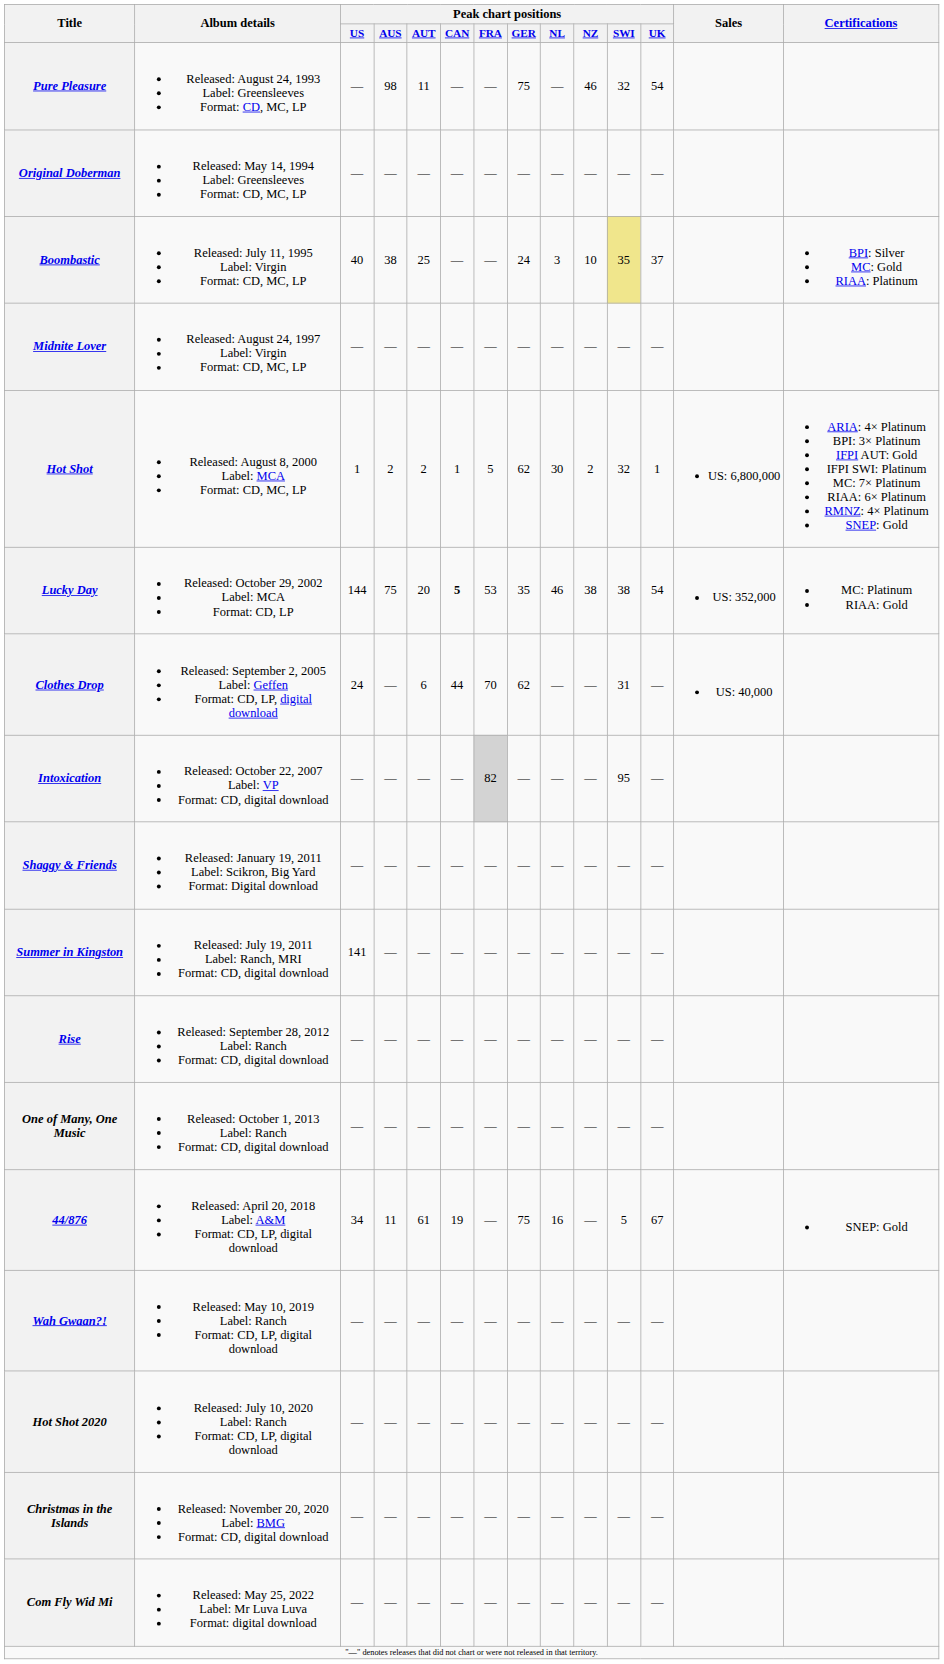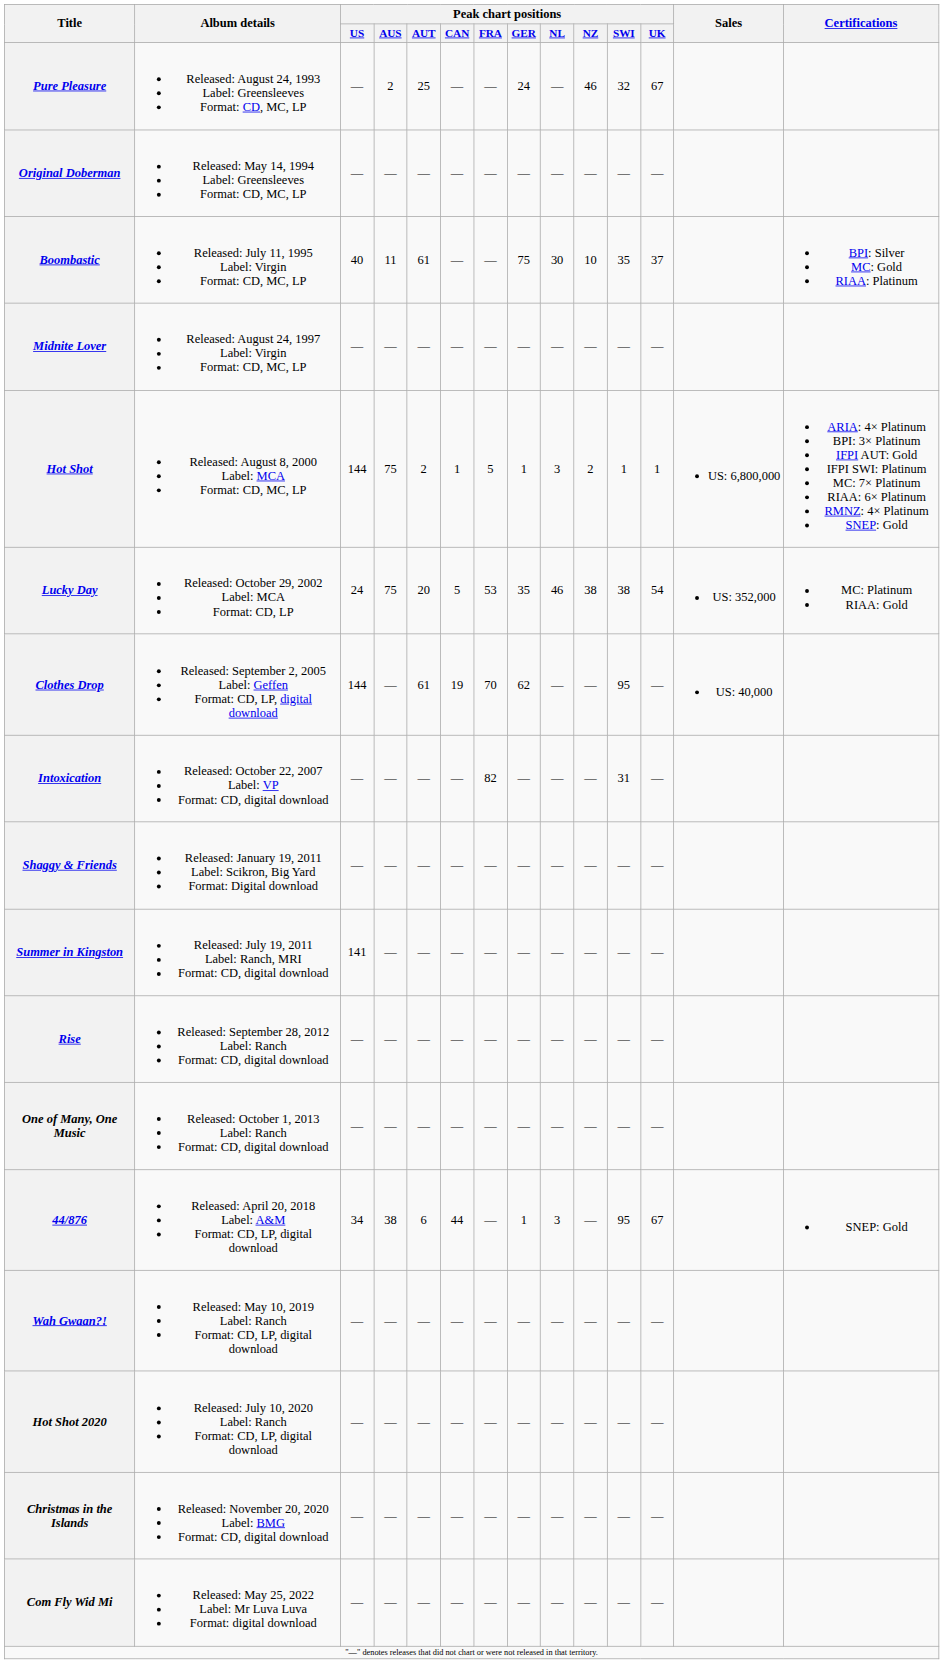(390, 86) 98 -> (390, 86) 2
(424, 86) 11 -> (424, 86) 25
(524, 86) 75 -> (524, 86) 24
(657, 86) 54 -> (657, 86) 67
(390, 259) 38 -> (390, 259) 11
(424, 259) 25 -> (424, 259) 61
(524, 259) 24 -> (524, 259) 75
(557, 259) 3 -> (557, 259) 30
(624, 259) khaki background -> (624, 259) no background
(357, 468) 1 -> (357, 468) 144
(390, 468) 2 -> (390, 468) 75
(524, 468) 62 -> (524, 468) 1
(557, 468) 30 -> (557, 468) 3
(624, 468) 32 -> (624, 468) 1
(357, 590) 144 -> (357, 590) 24
(457, 590) bold -> (457, 590) normal
(357, 684) 24 -> (357, 684) 144
(424, 684) 6 -> (424, 684) 61
(457, 684) 44 -> (457, 684) 19
(624, 684) 31 -> (624, 684) 95
(490, 778) lightgrey background -> (490, 778) no background
(624, 778) 95 -> (624, 778) 31
(390, 1219) 11 -> (390, 1219) 38
(424, 1219) 61 -> (424, 1219) 6
(457, 1219) 19 -> (457, 1219) 44
(524, 1219) 75 -> (524, 1219) 1
(557, 1219) 16 -> (557, 1219) 3
(624, 1219) 5 -> (624, 1219) 95
